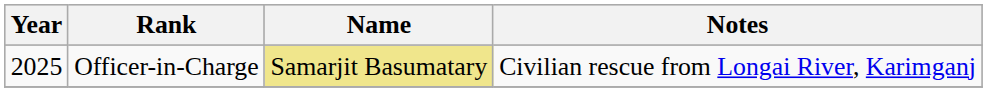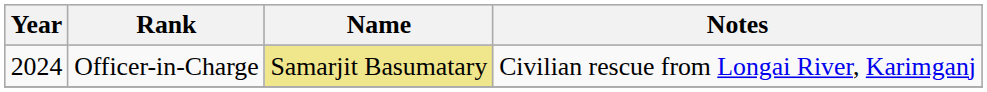(37, 65) 2025 -> (37, 65) 2024
